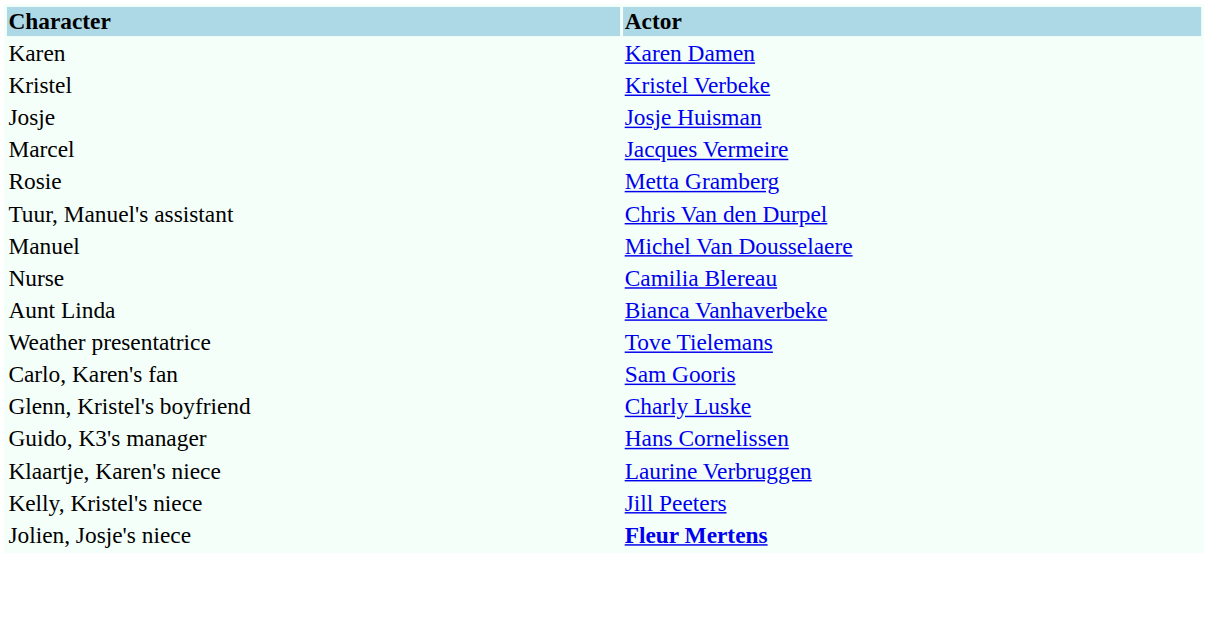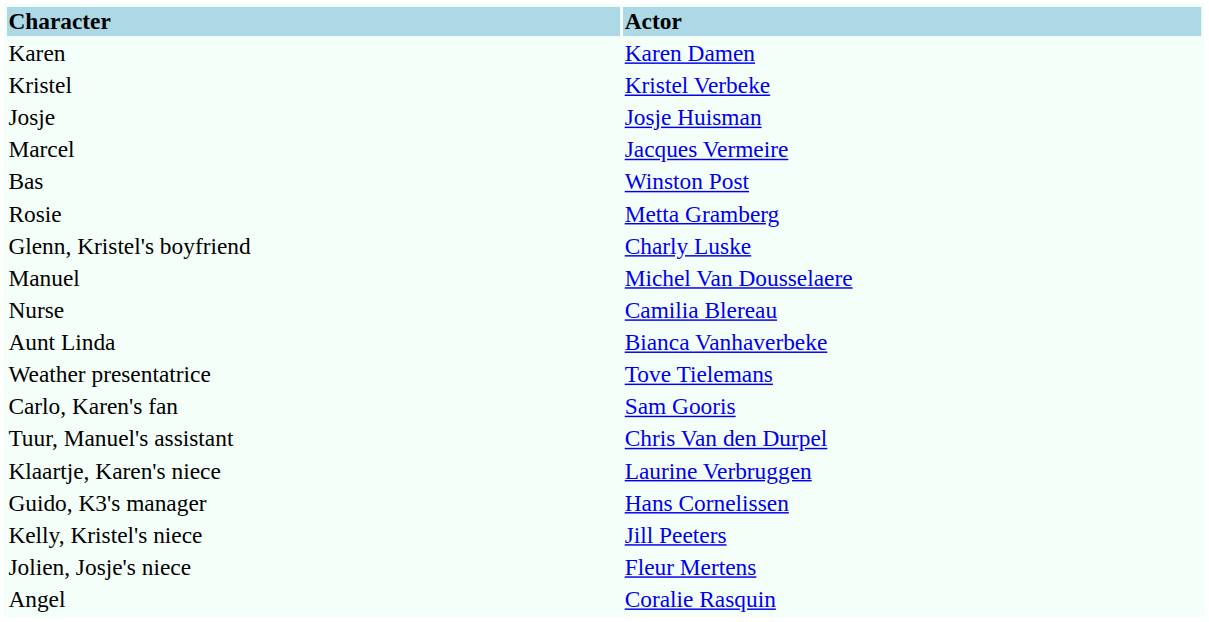+ row: (26, 181)
rows swapped: (121, 214) <-> (130, 406)
rows swapped: (107, 438) <-> (115, 470)
(696, 535) bold -> (691, 567) normal
+ row: (37, 599)
